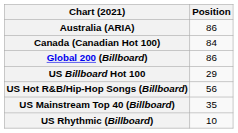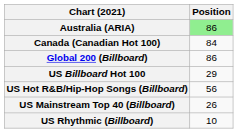(211, 27) no background -> (211, 27) lightgreen background
(211, 105) 35 -> (211, 105) 26
